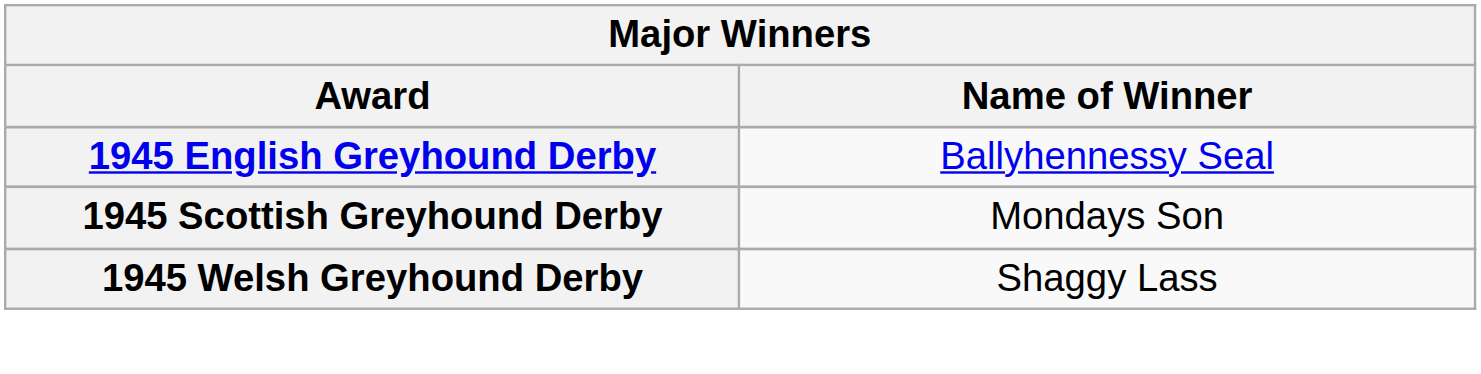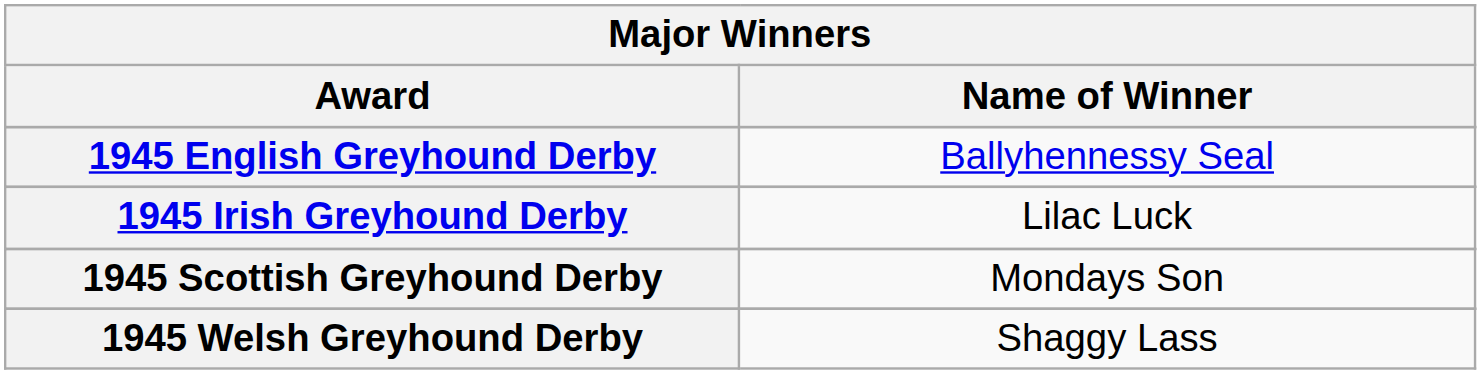+ row: (373, 216)
